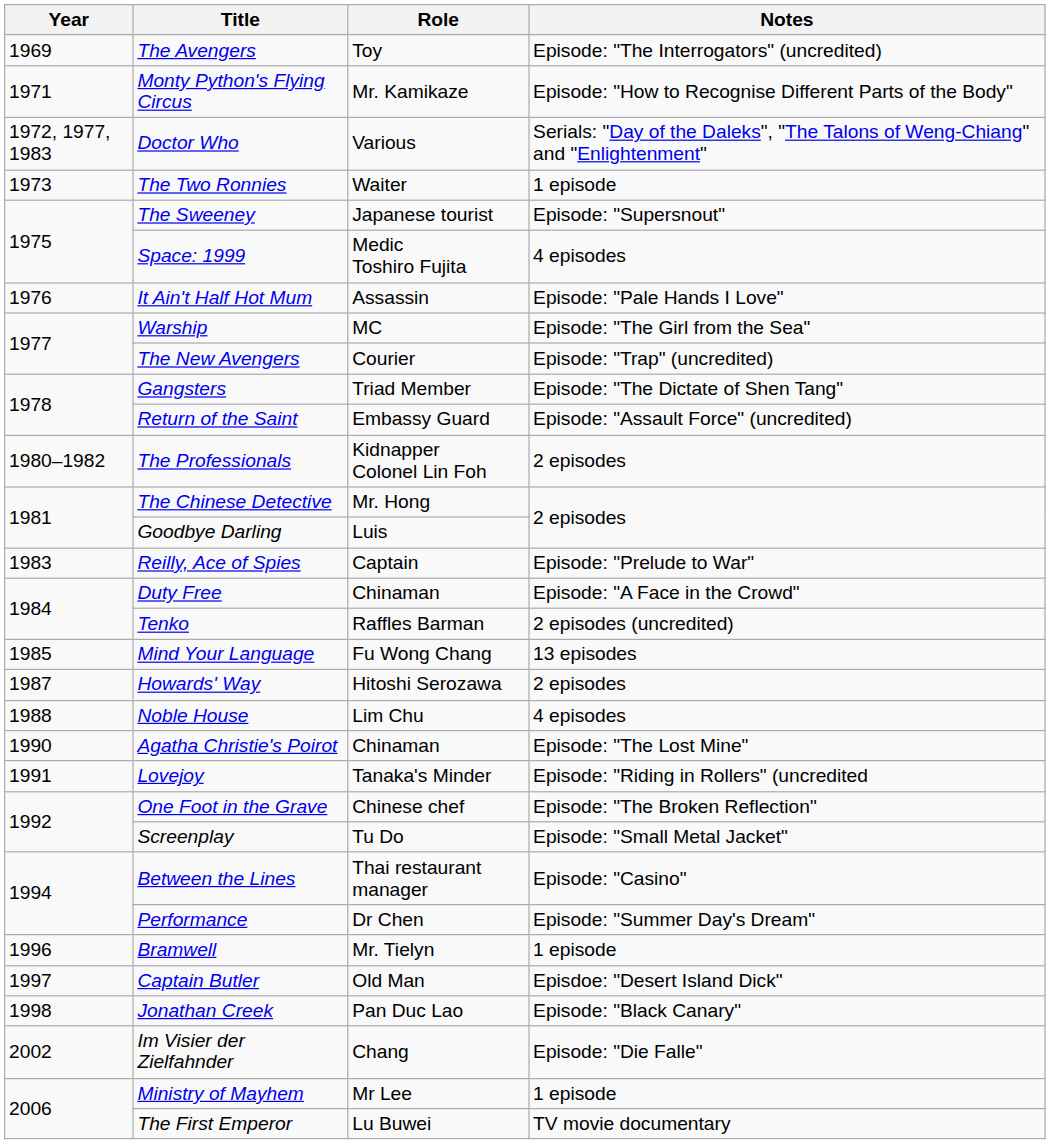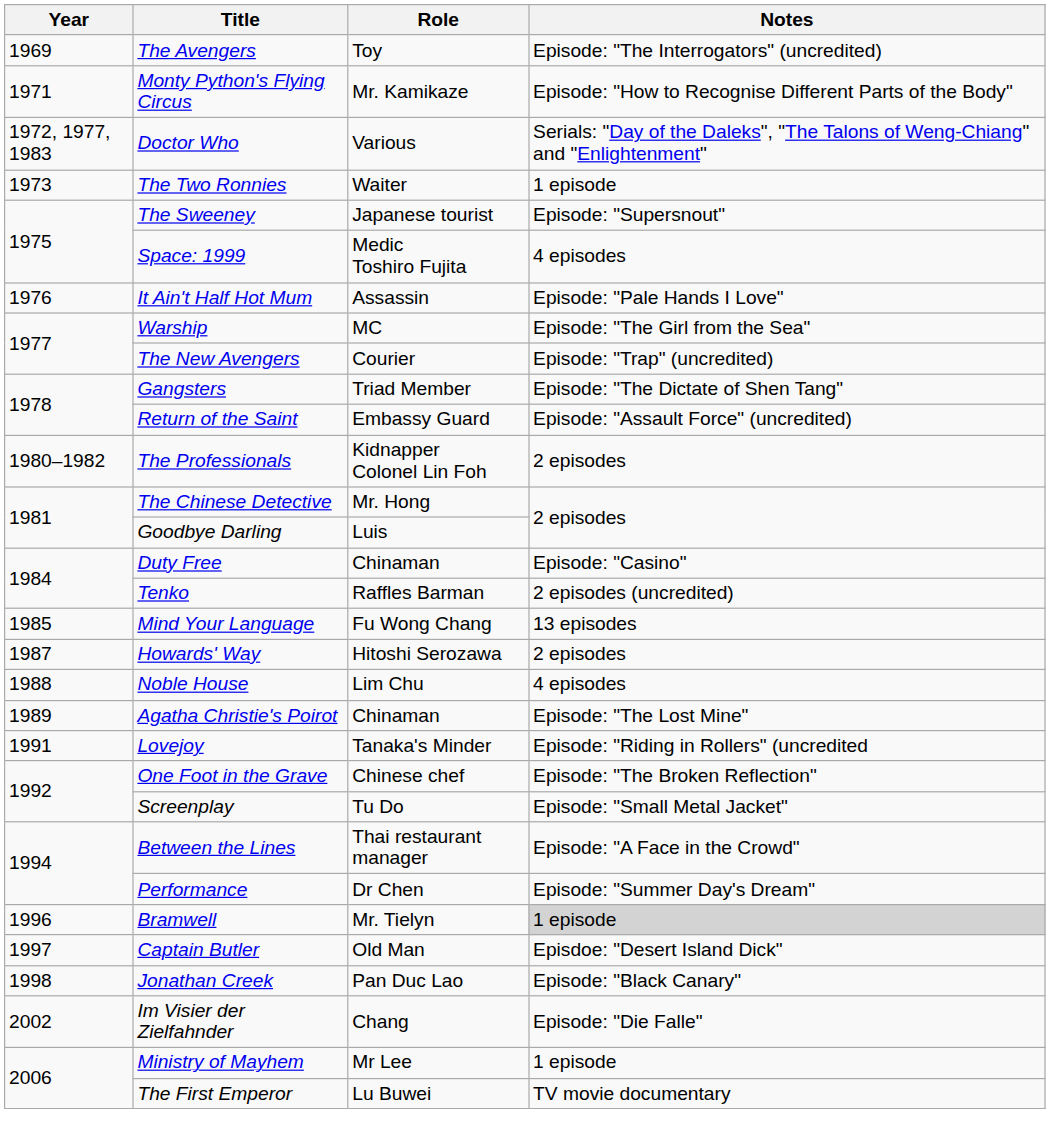- row: (219, 562)
(666, 593) Episode: "A Face in the Crowd" -> (610, 562) Episode: "Casino"
(30, 745) 1990 -> (30, 715) 1989
(610, 878) Episode: "Casino" -> (666, 847) Episode: "A Face in the Crowd"
(575, 949) no background -> (575, 919) lightgrey background
